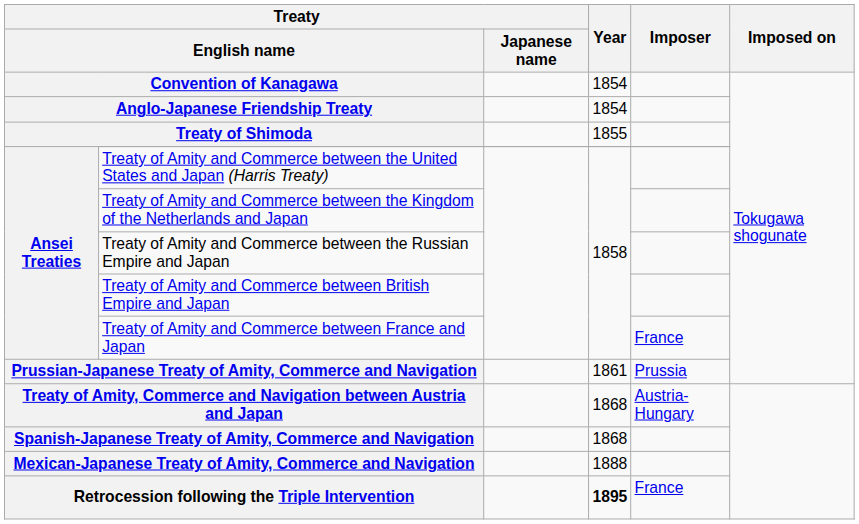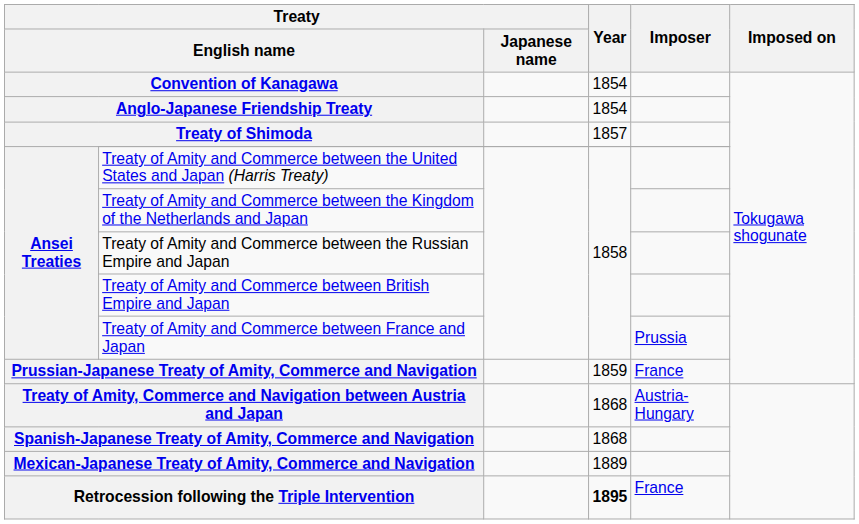(610, 134) 1855 -> (610, 134) 1857
(659, 337) France -> (661, 337) Prussia
(610, 371) 1861 -> (610, 371) 1859
(661, 371) Prussia -> (659, 371) France
(610, 463) 1888 -> (610, 463) 1889
